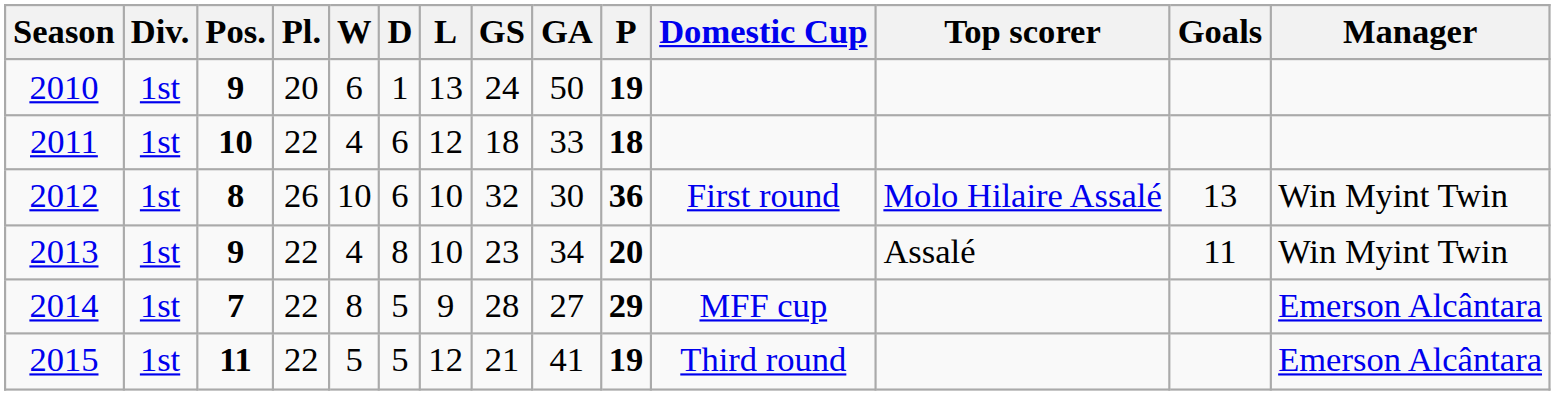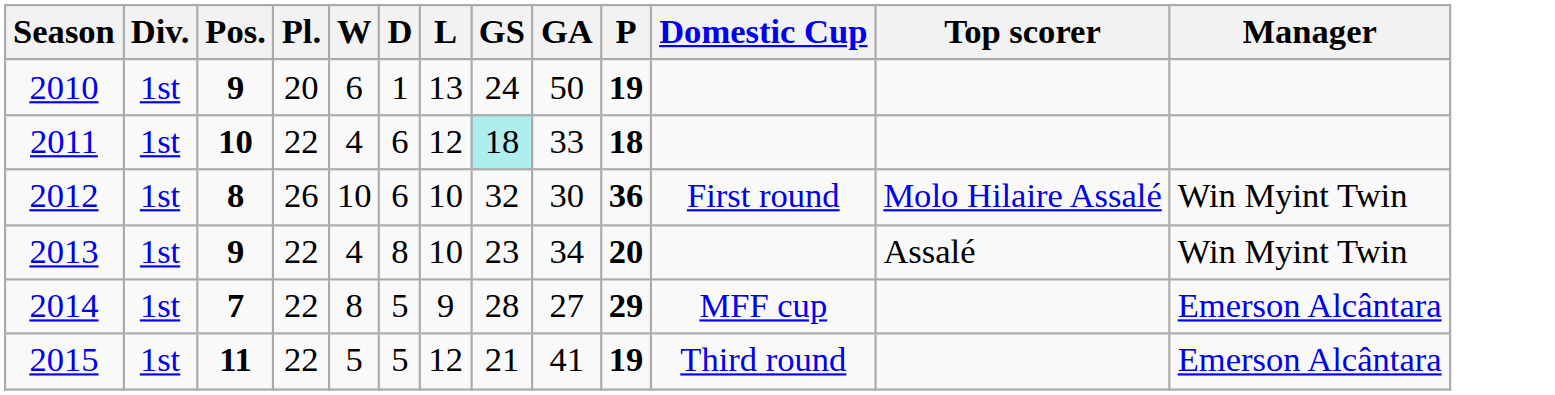- column: (1220, 31)
(502, 141) no background -> (502, 141) paleturquoise background
